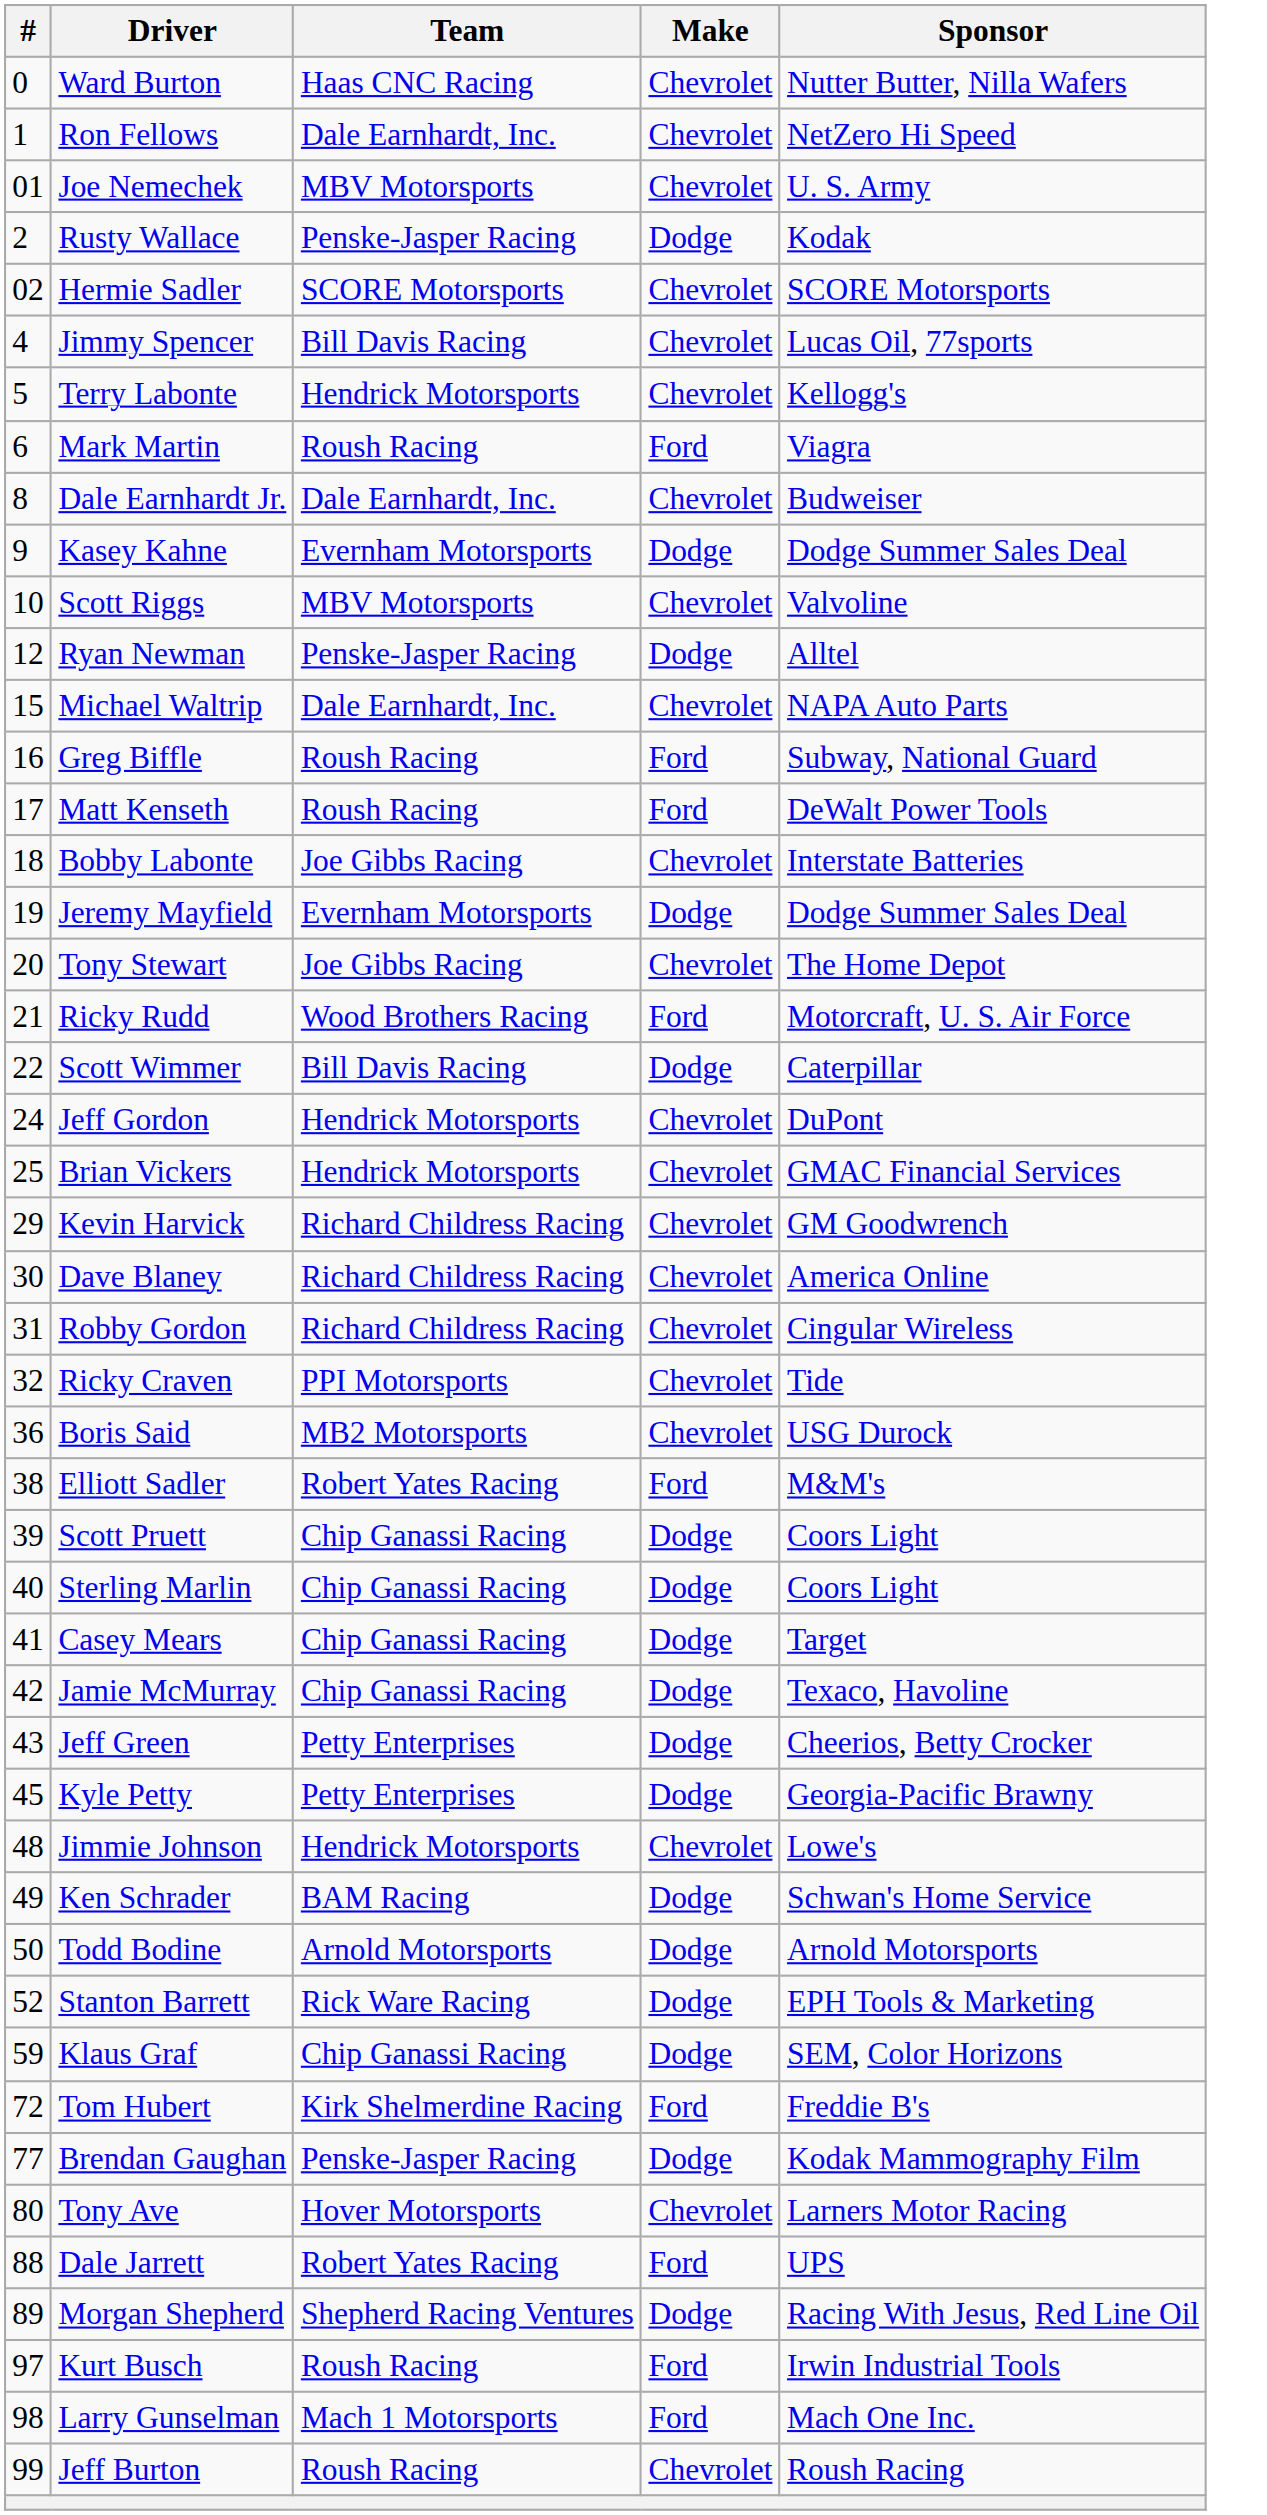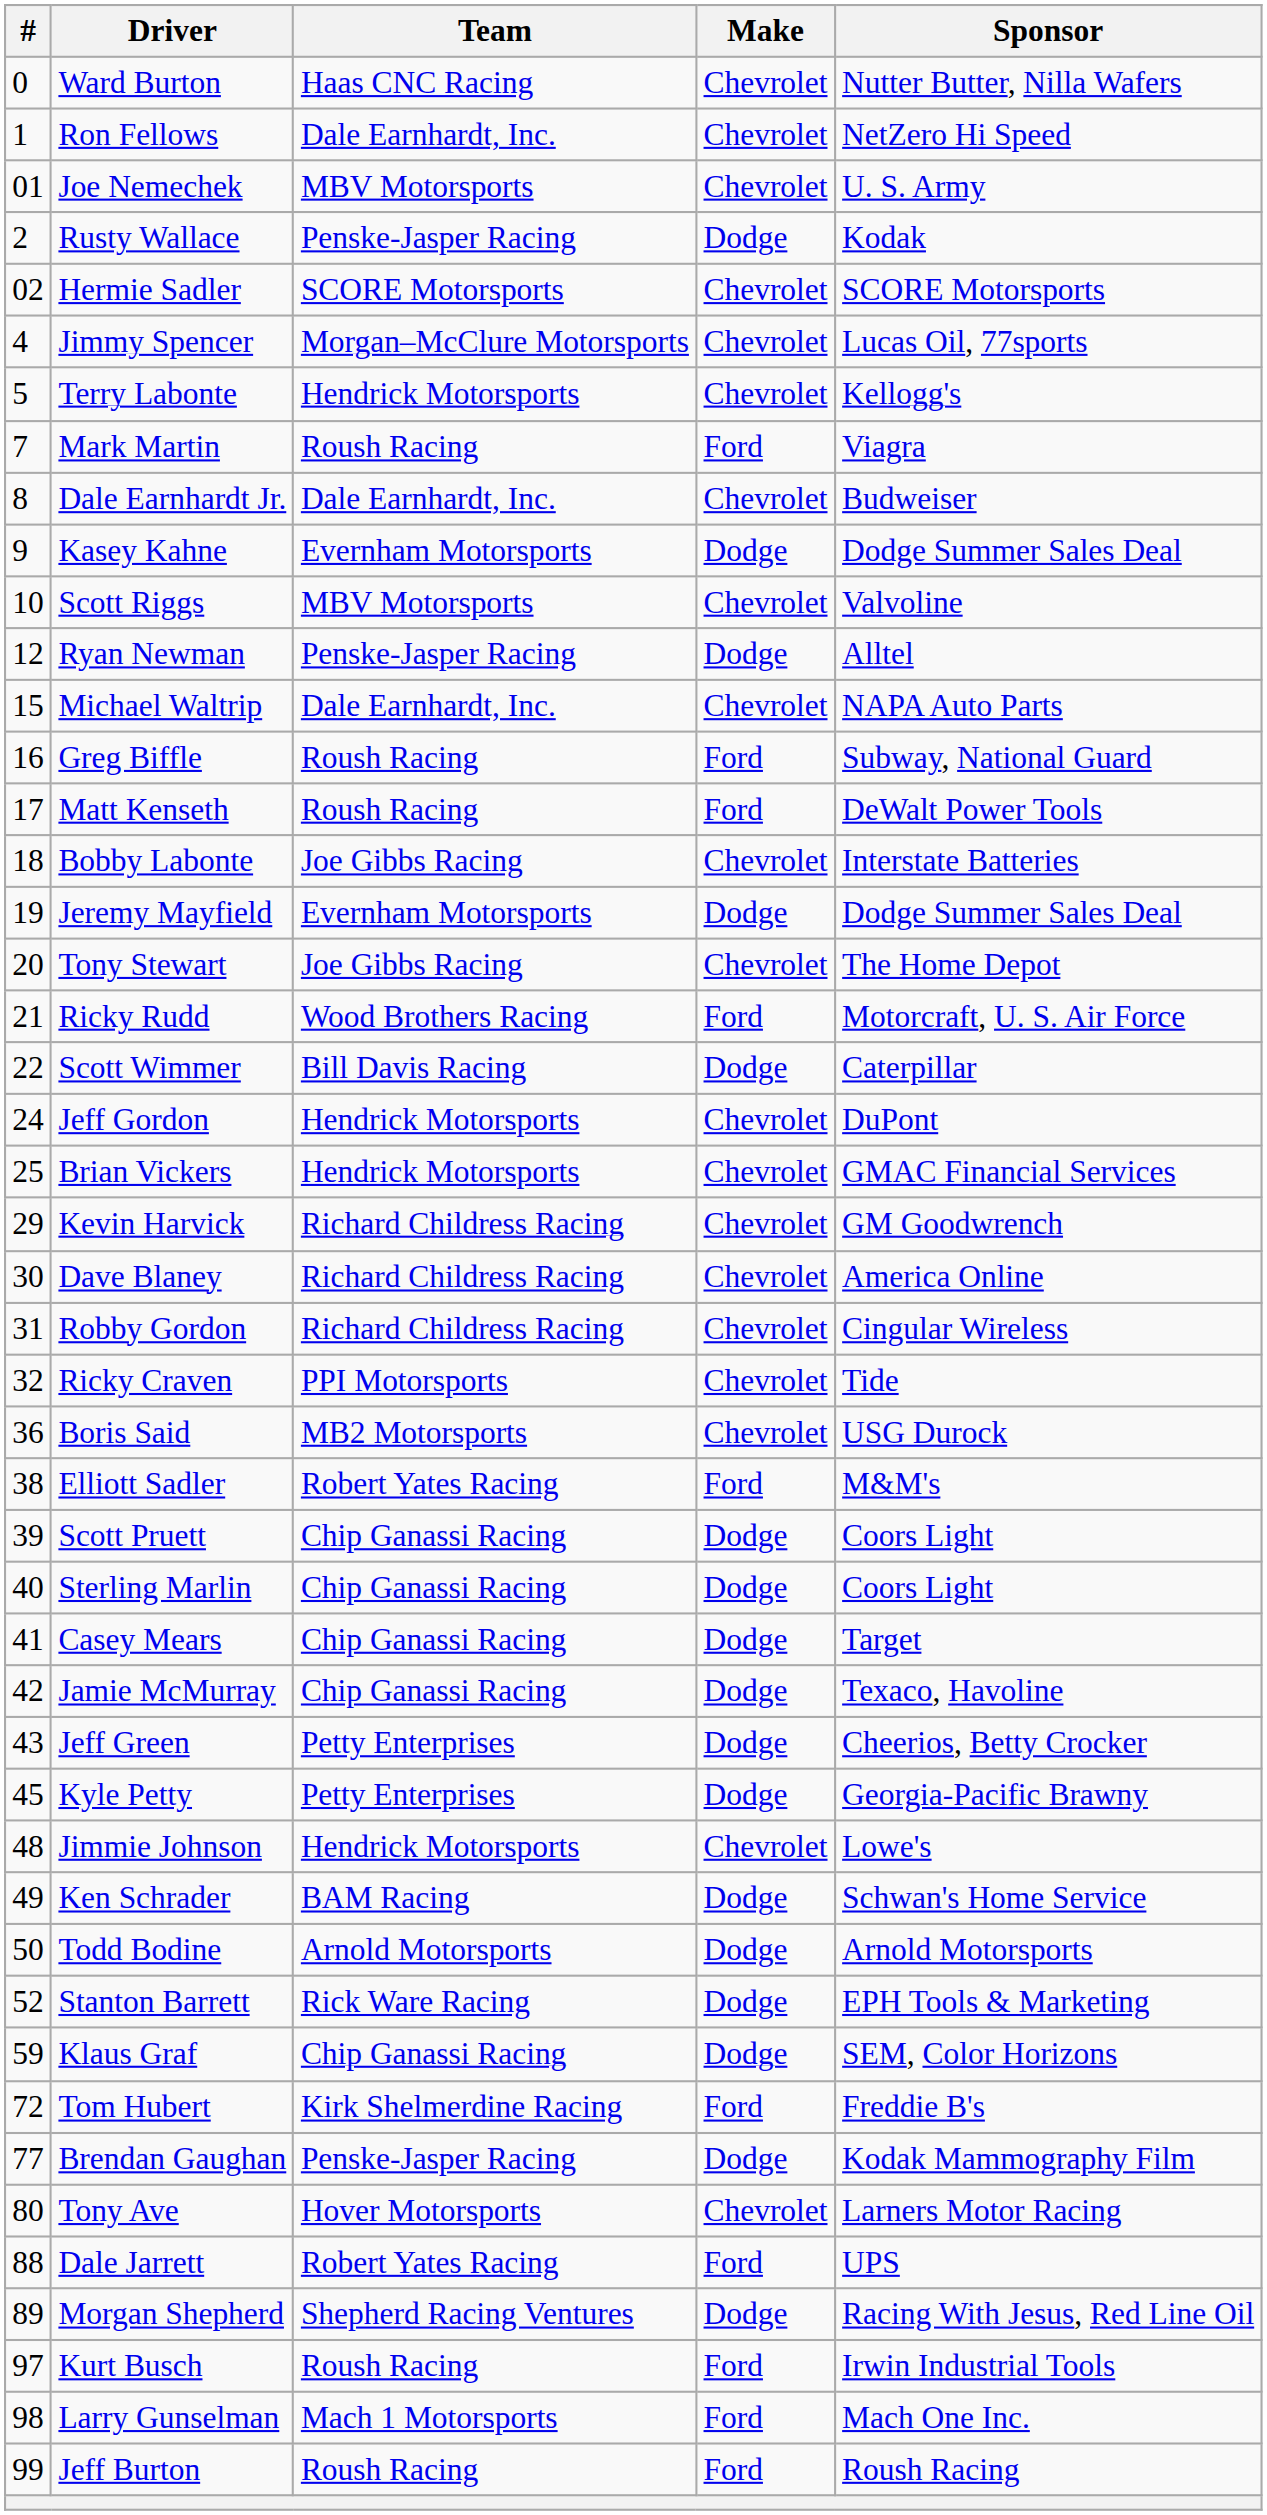(414, 341) Bill Davis Racing -> (495, 341) Morgan–McClure Motorsports
(20, 445) 6 -> (20, 445) 7
(710, 2468) Chevrolet -> (733, 2468) Ford
